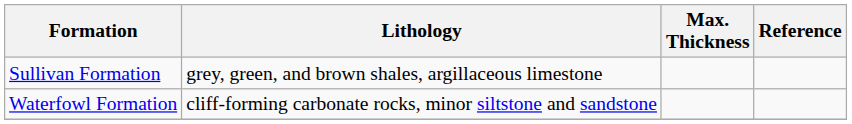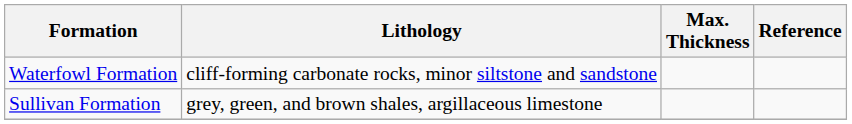rows swapped: (85, 72) <-> (93, 103)
